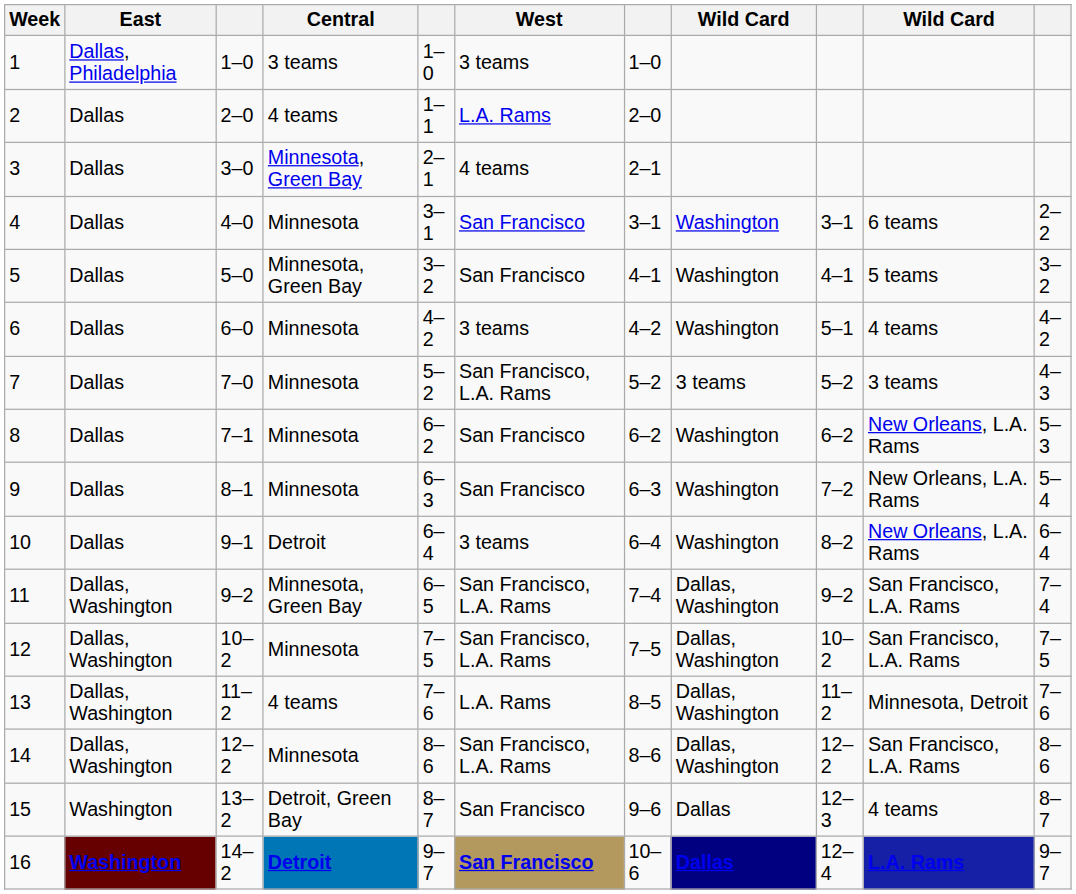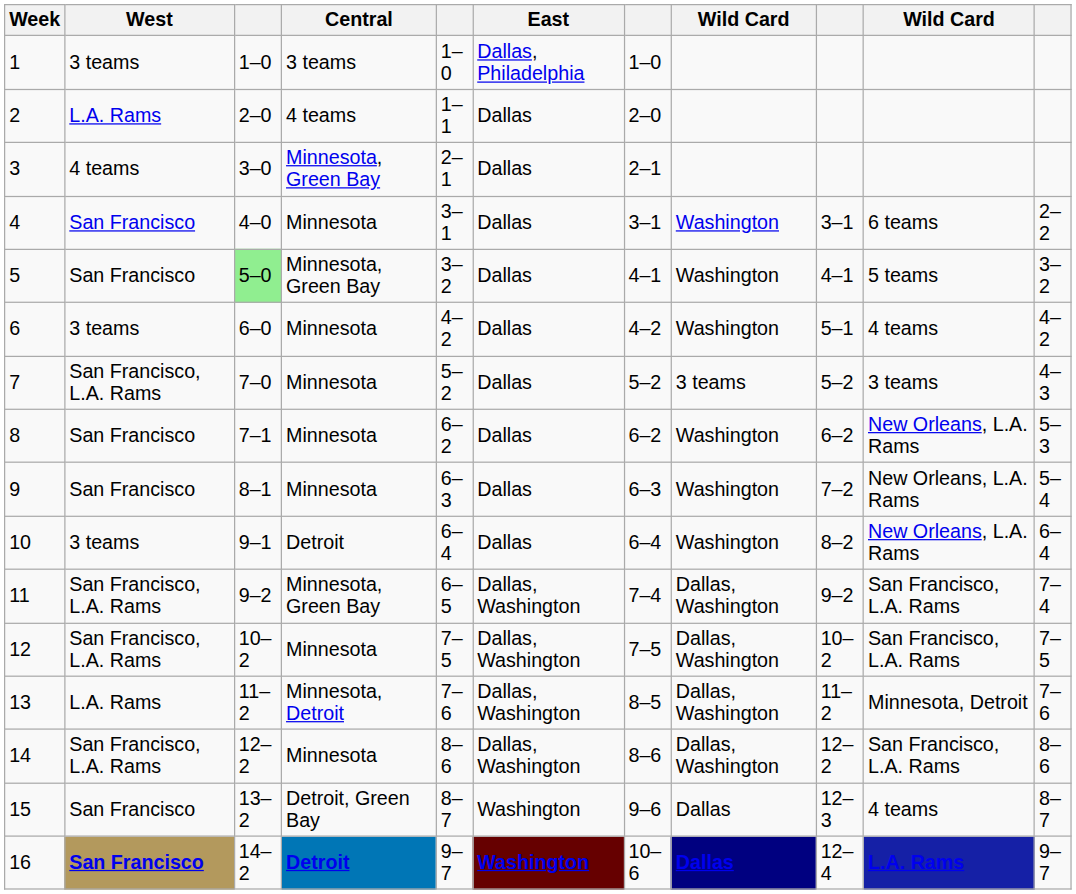columns swapped: (140, 20) <-> (539, 20)
(237, 275) no background -> (255, 275) lightgreen background
(303, 702) 4 teams -> (334, 702) Minnesota, Detroit
